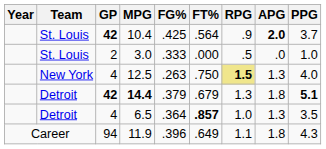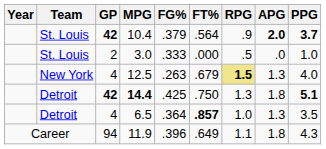(174, 35) .425 -> (174, 35) .379
(309, 35) normal -> (309, 35) bold
(207, 75) .750 -> (207, 75) .679
(174, 94) .379 -> (174, 94) .425
(207, 94) .679 -> (207, 94) .750
